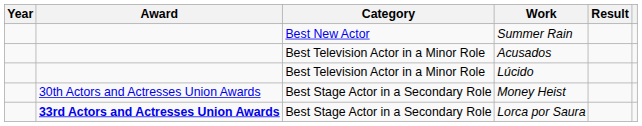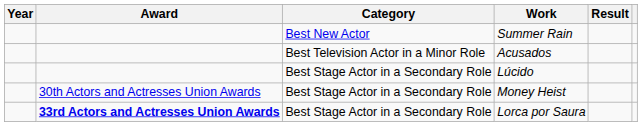(385, 72) Best Television Actor in a Minor Role -> (388, 72) Best Stage Actor in a Secondary Role
